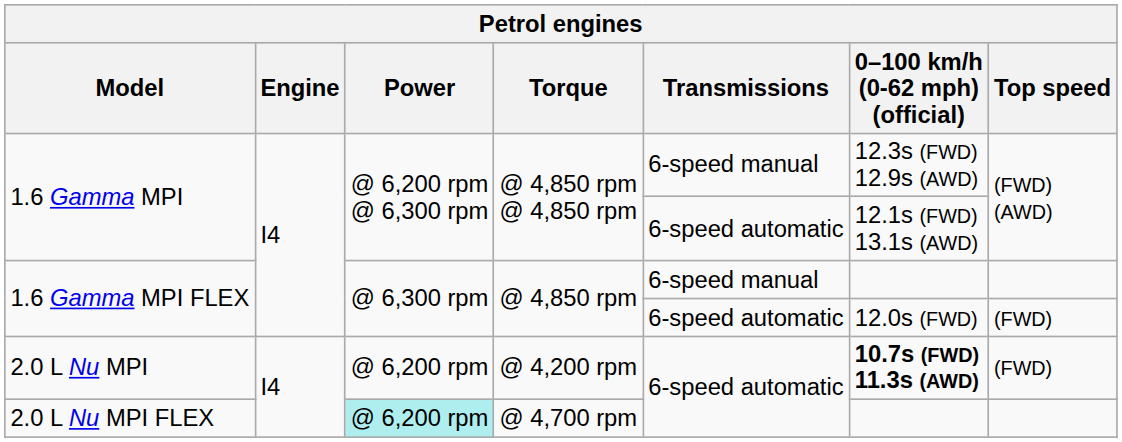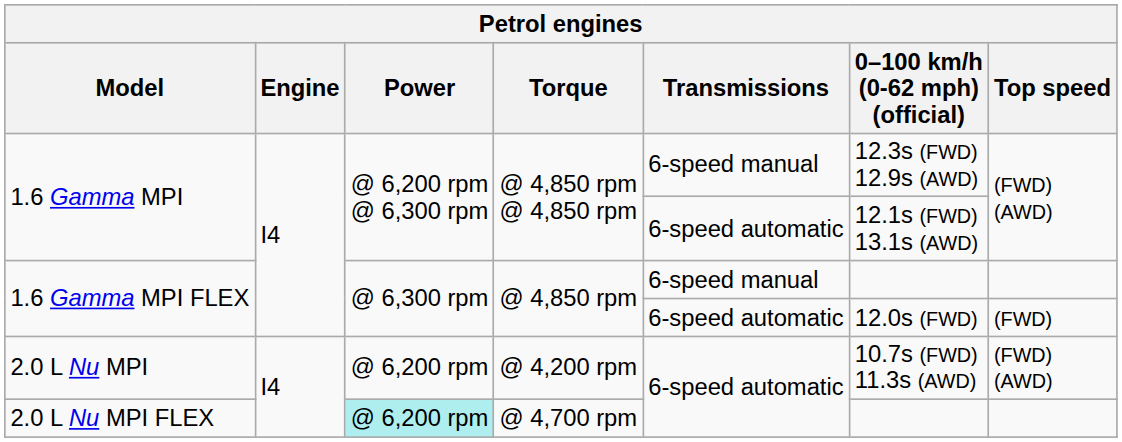(917, 368) bold -> (916, 368) normal
(1023, 370) (FWD) -> (1023, 370) (FWD) (AWD)
